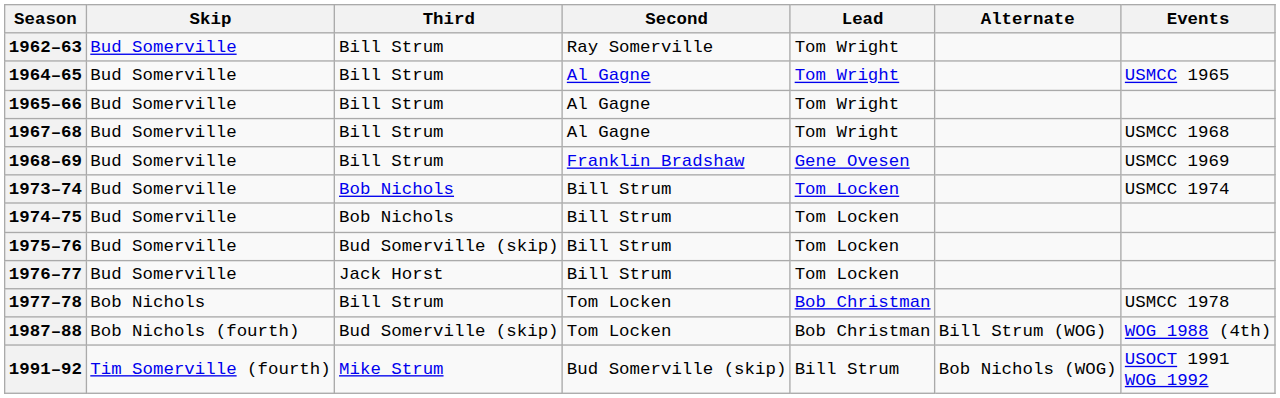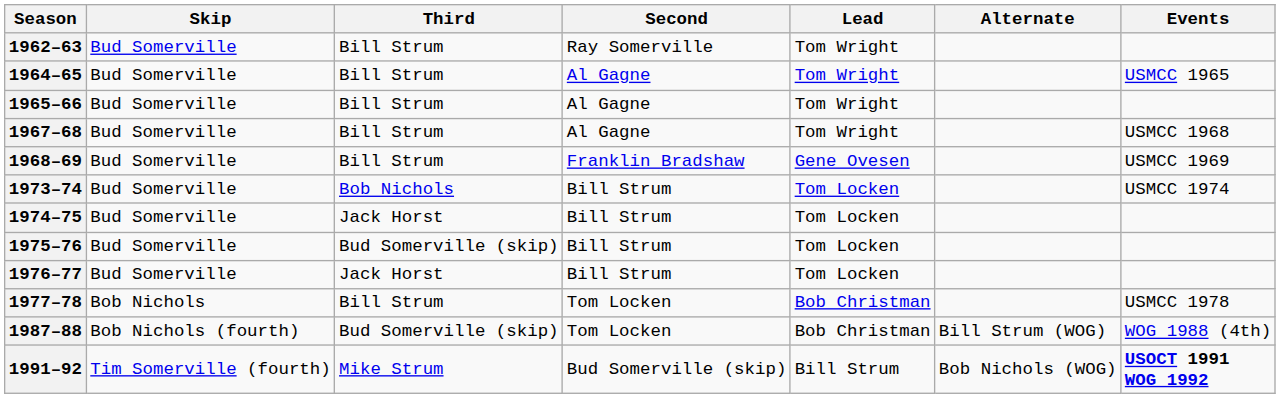(397, 218) Bob Nichols -> (391, 218) Jack Horst
(1177, 370) normal -> (1177, 370) bold
